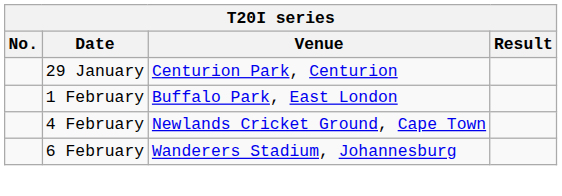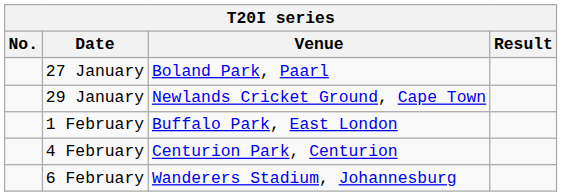+ row: (95, 71)
(275, 71) Centurion Park, Centurion -> (319, 98) Newlands Cricket Ground, Cape Town
(319, 125) Newlands Cricket Ground, Cape Town -> (275, 151) Centurion Park, Centurion
